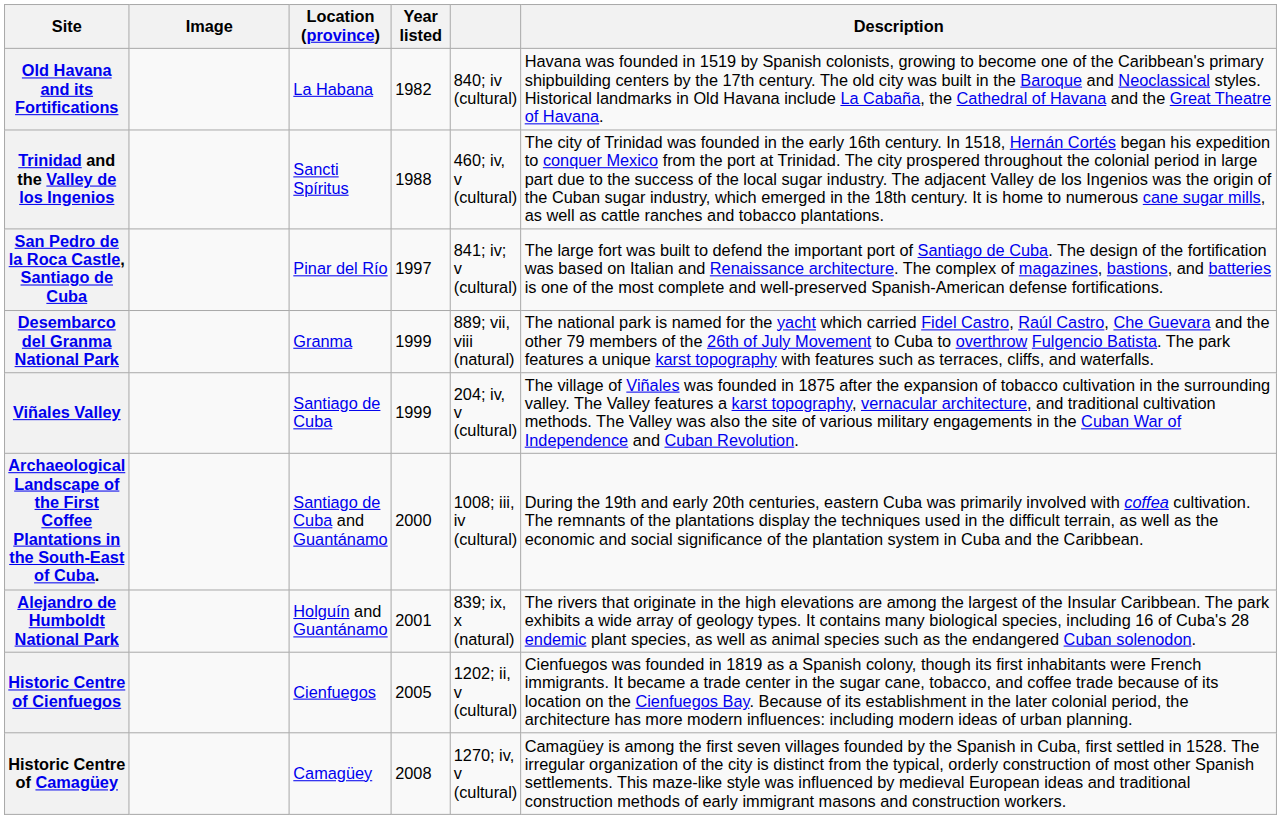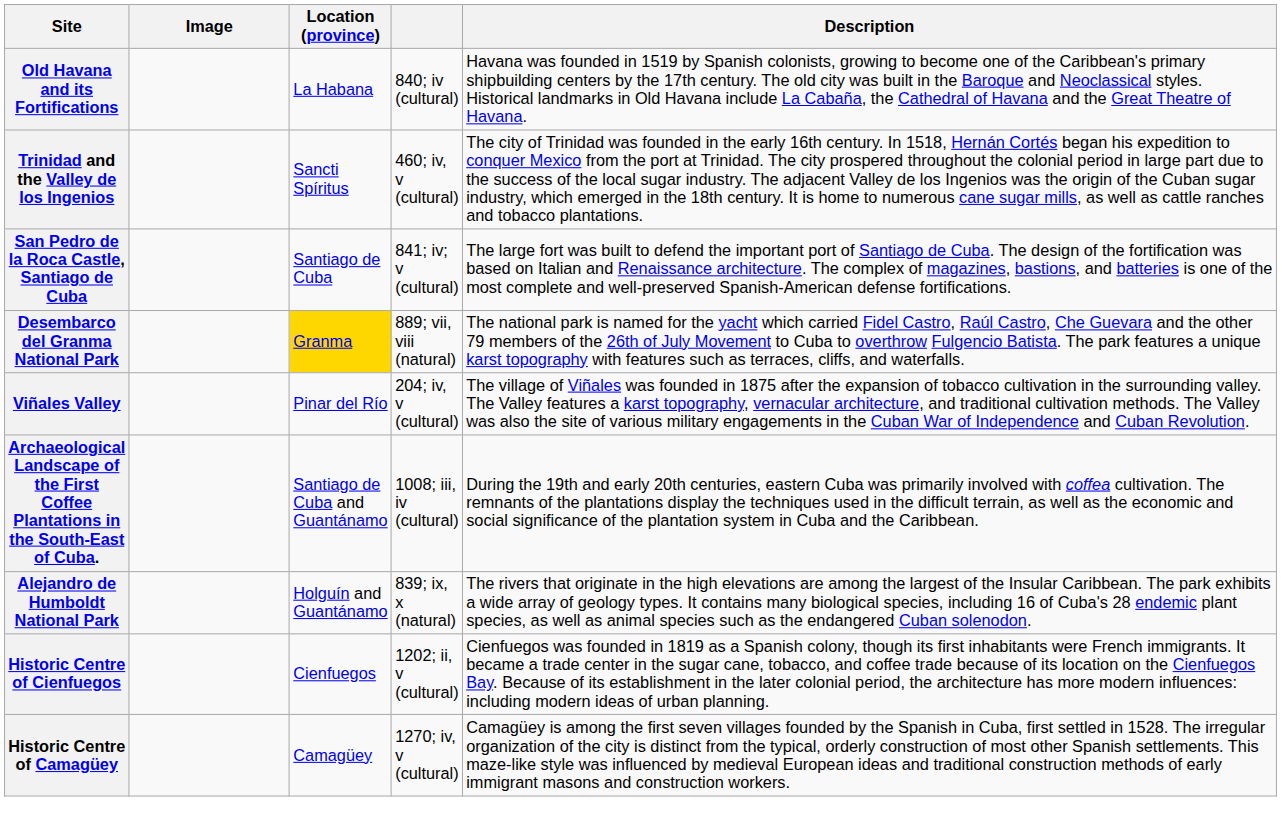- column: (421, 26)
(340, 269) Pinar del Río -> (337, 269) Santiago de Cuba
(323, 341) no background -> (323, 341) gold background
(337, 413) Santiago de Cuba -> (340, 403) Pinar del Río
